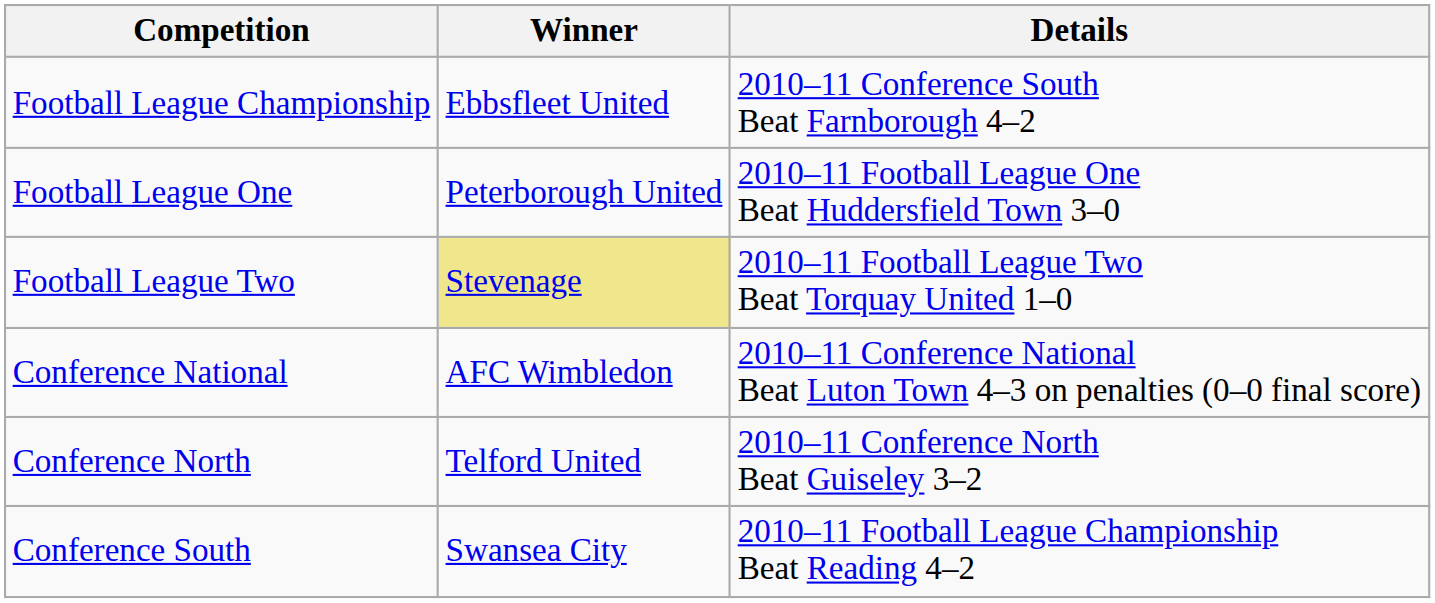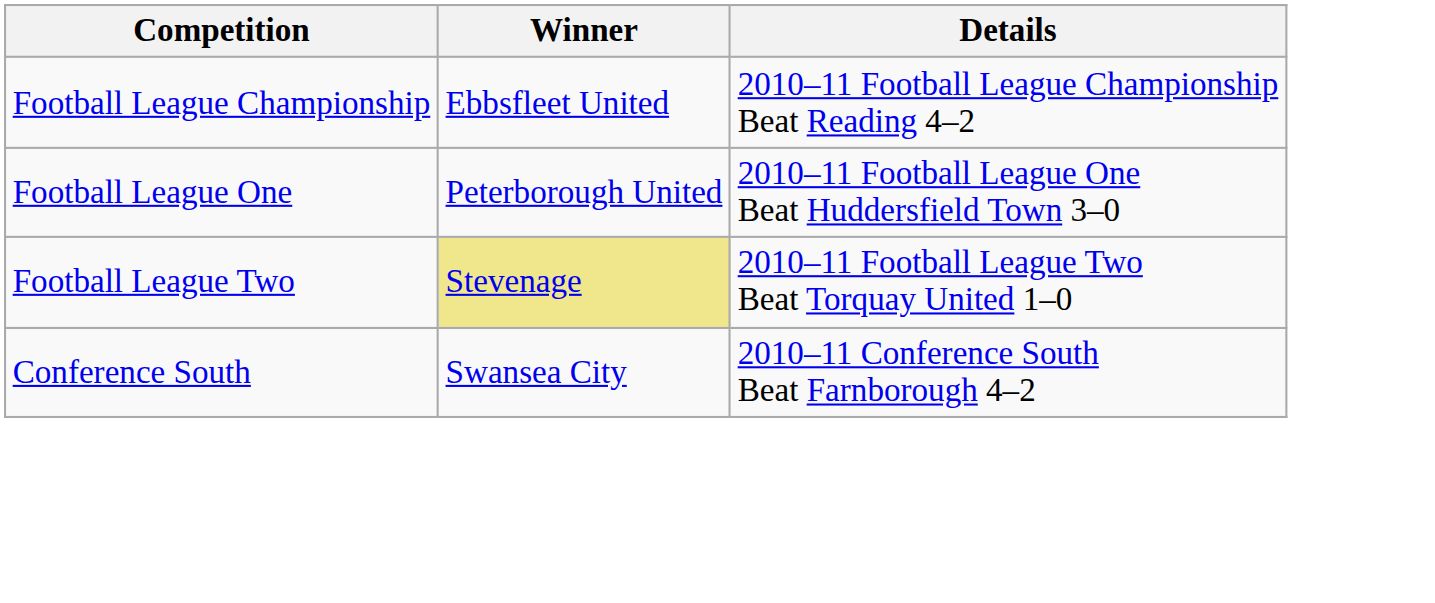(918, 101) 2010–11 Conference South Beat Farnborough 4–2 -> (1008, 101) 2010–11 Football League Championship Beat Reading 4–2
- row: (150, 371)
- row: (132, 461)
(1008, 550) 2010–11 Football League Championship Beat Reading 4–2 -> (918, 371) 2010–11 Conference South Beat Farnborough 4–2
